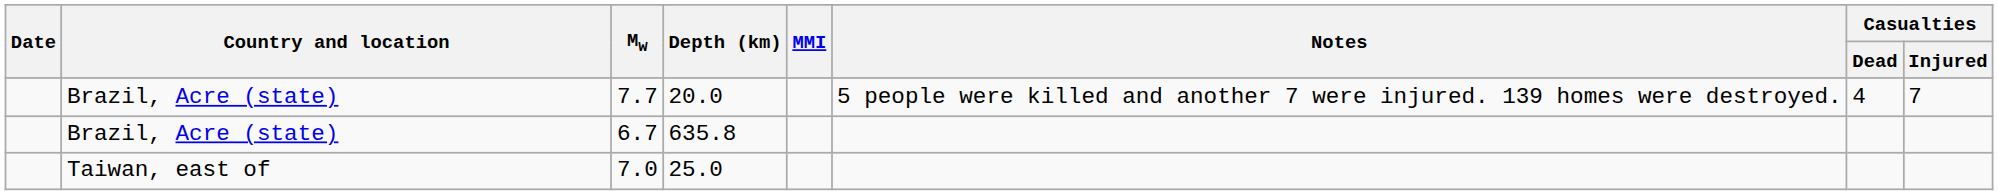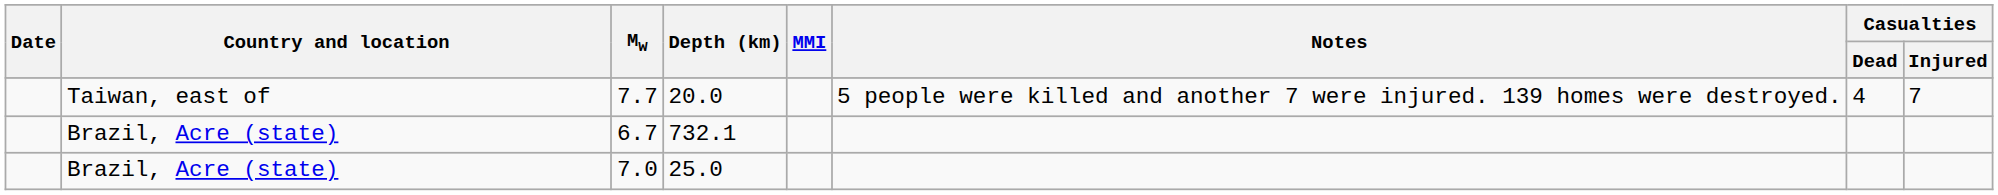(203, 97) Brazil, Acre (state) -> (169, 97) Taiwan, east of
(702, 134) 635.8 -> (702, 134) 732.1
(169, 171) Taiwan, east of -> (203, 171) Brazil, Acre (state)
